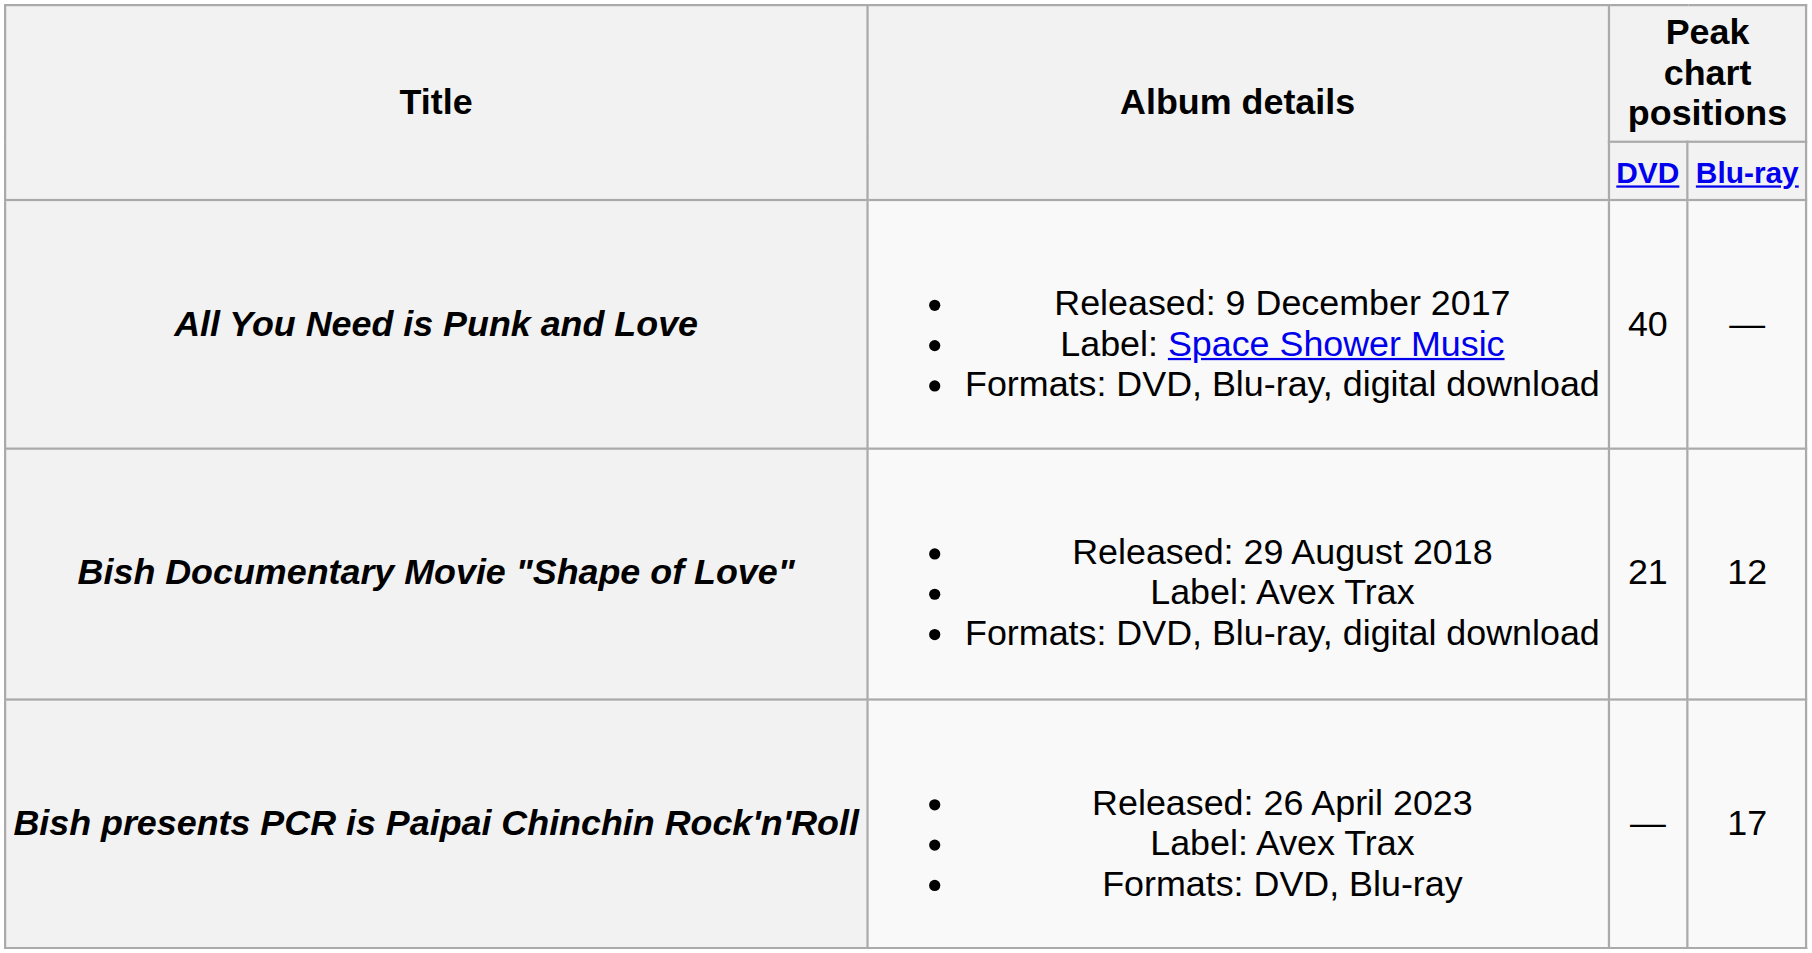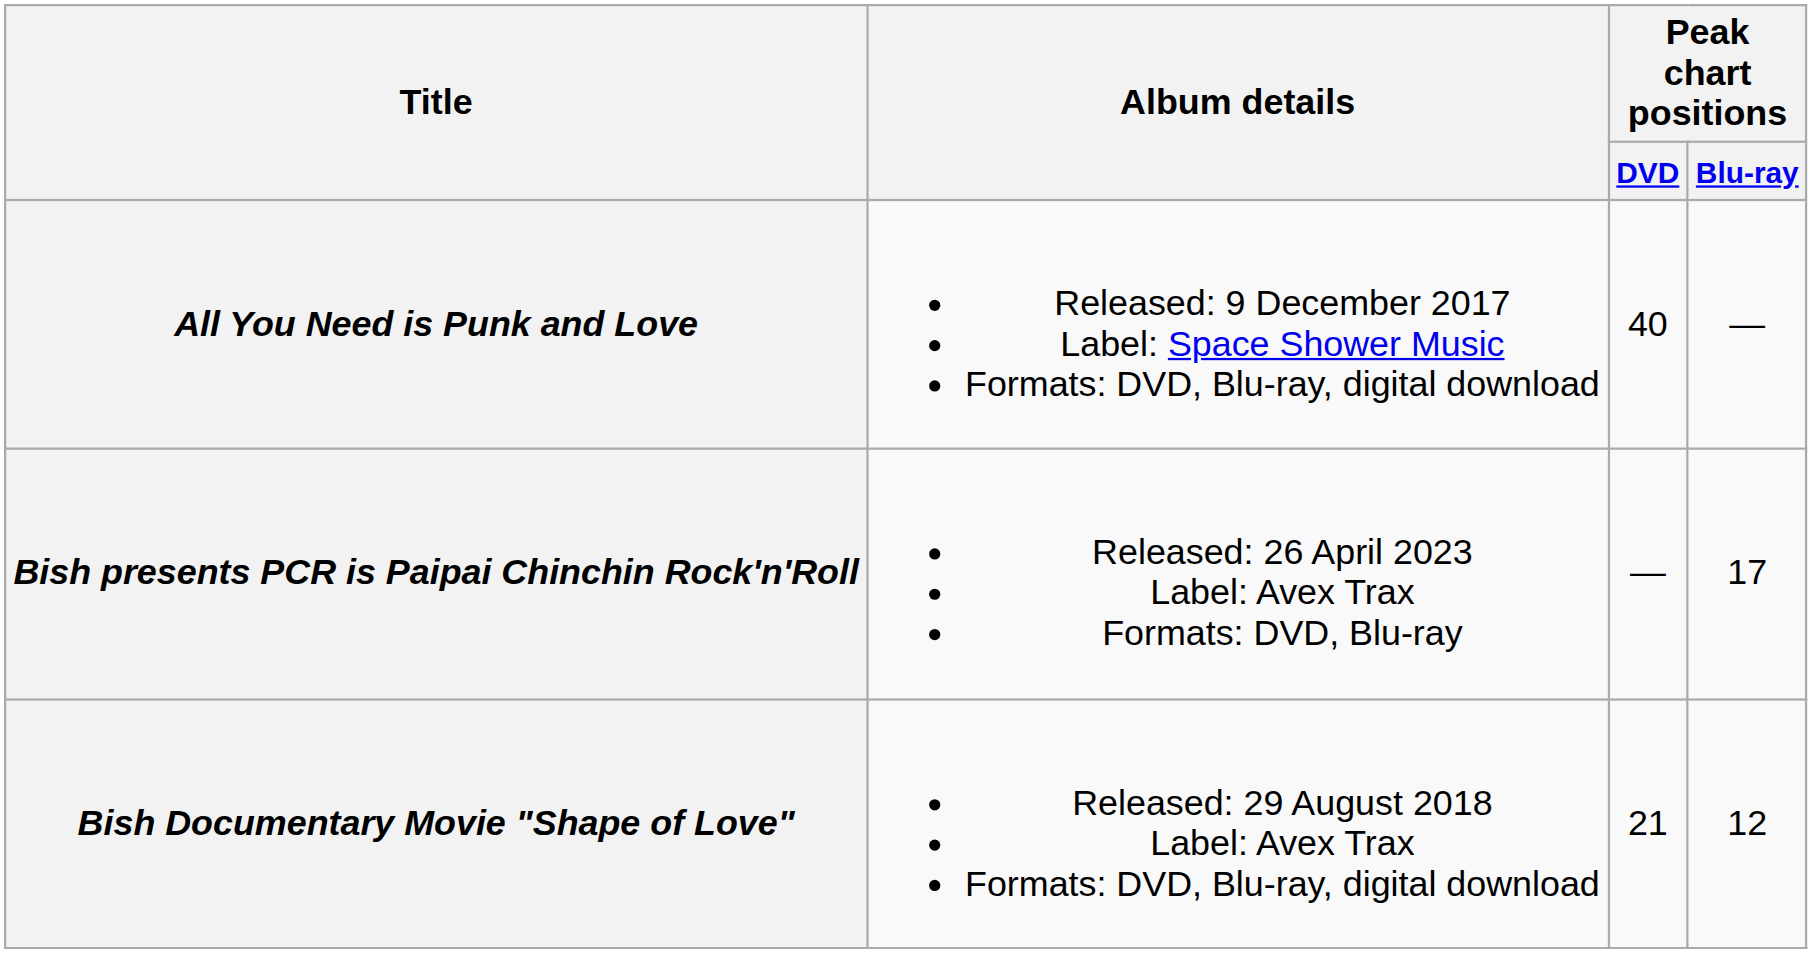rows swapped: (436, 573) <-> (436, 822)
